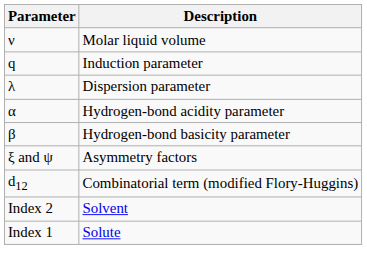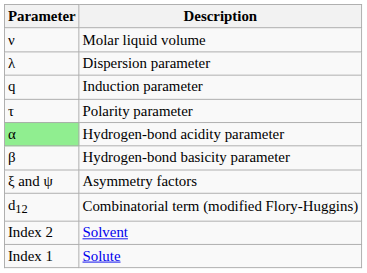rows swapped: (146, 87) <-> (143, 63)
+ row: (138, 110)
(12, 110) no background -> (12, 134) lightgreen background
